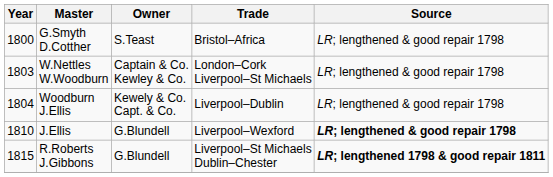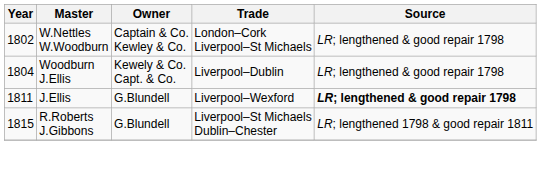- row: (65, 39)
(20, 72) 1803 -> (20, 39) 1802
(20, 130) 1810 -> (20, 98) 1811
(431, 156) bold -> (425, 123) normal
